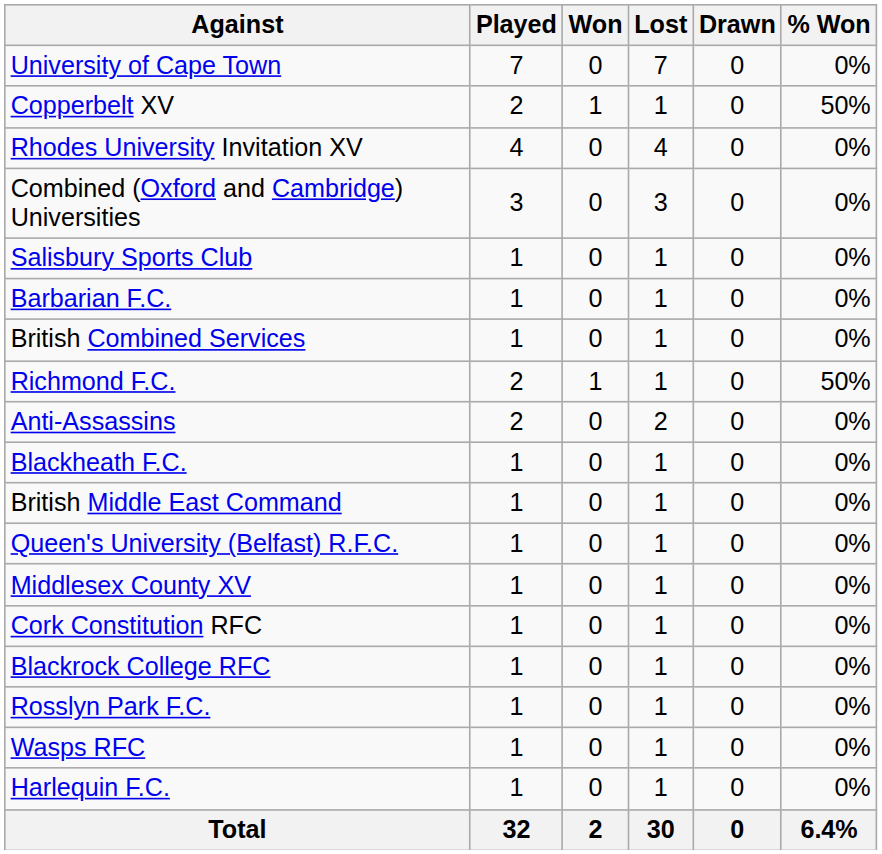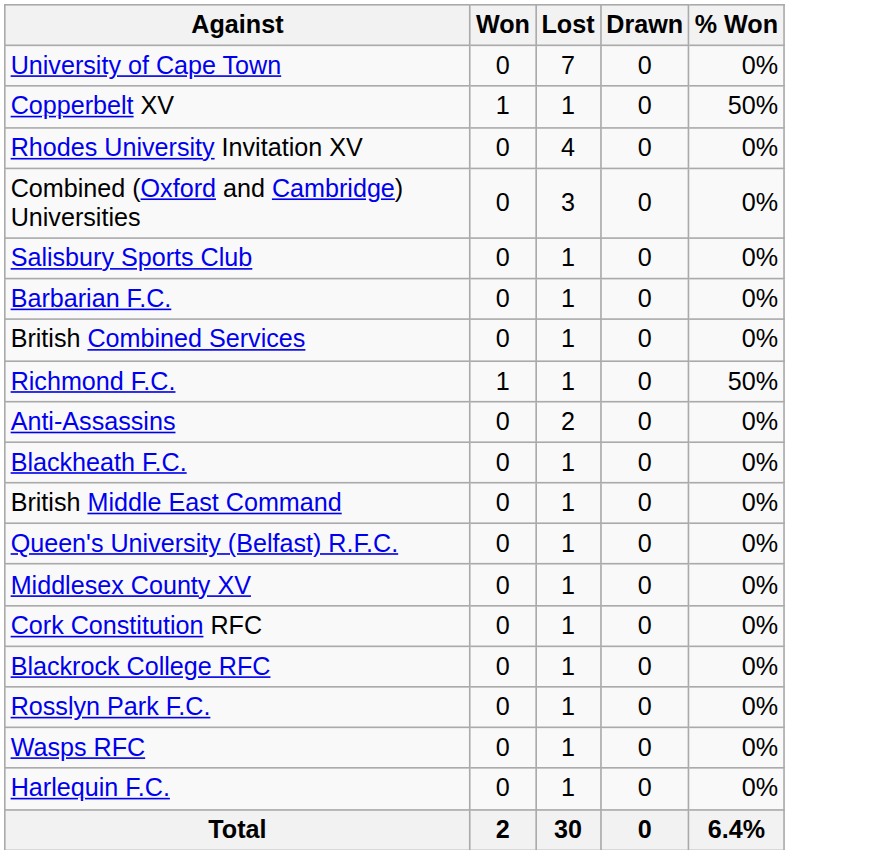- column: (516, 24)
